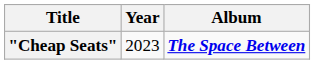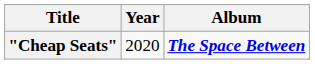(142, 45) 2023 -> (142, 45) 2020
